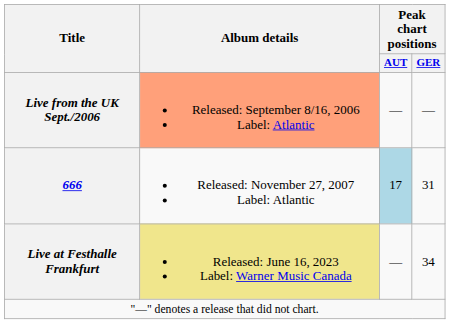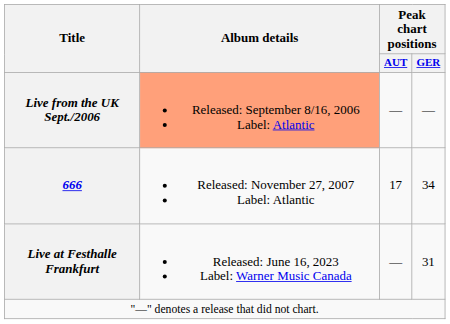(396, 185) lightblue background -> (396, 185) no background
(428, 185) 31 -> (428, 185) 34
(260, 269) khaki background -> (260, 269) no background
(428, 261) 34 -> (428, 261) 31
